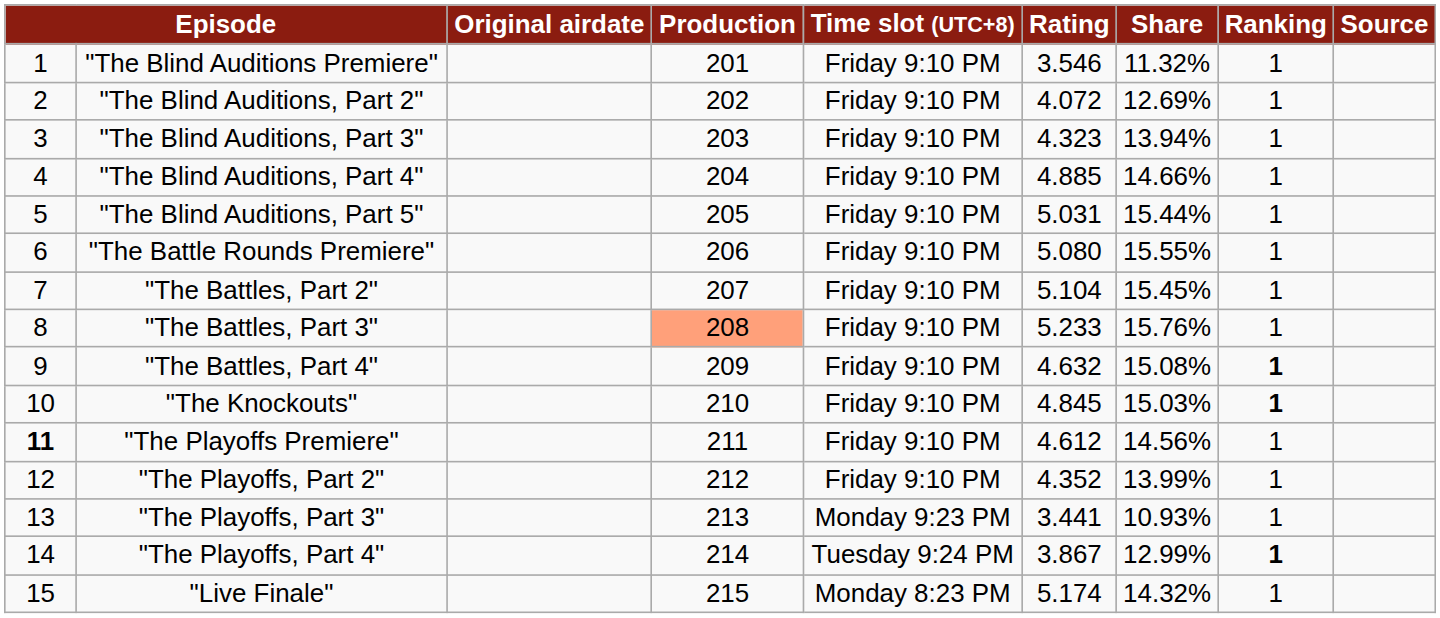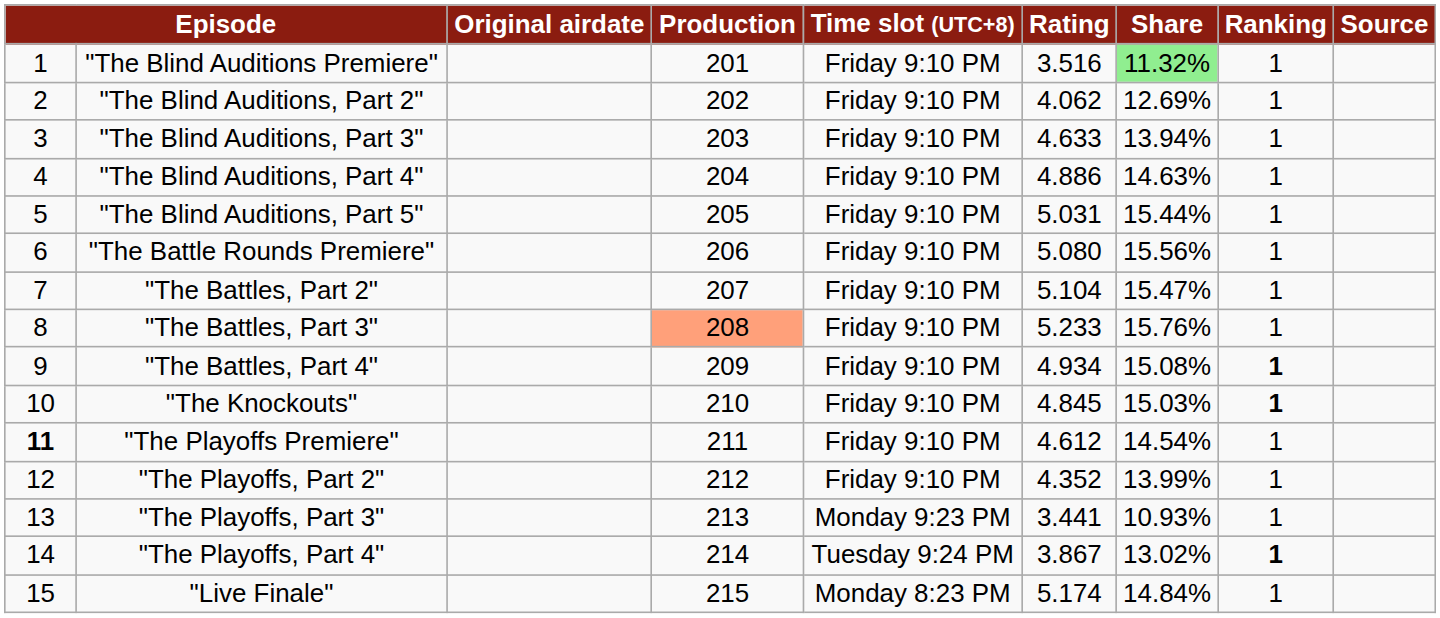(1069, 62) 3.546 -> (1069, 62) 3.516
(1167, 62) no background -> (1167, 62) lightgreen background
(1069, 100) 4.072 -> (1069, 100) 4.062
(1069, 138) 4.323 -> (1069, 138) 4.633
(1069, 176) 4.885 -> (1069, 176) 4.886
(1167, 176) 14.66% -> (1167, 176) 14.63%
(1167, 252) 15.55% -> (1167, 252) 15.56%
(1167, 290) 15.45% -> (1167, 290) 15.47%
(1069, 365) 4.632 -> (1069, 365) 4.934
(1167, 441) 14.56% -> (1167, 441) 14.54%
(1167, 555) 12.99% -> (1167, 555) 13.02%
(1167, 593) 14.32% -> (1167, 593) 14.84%
